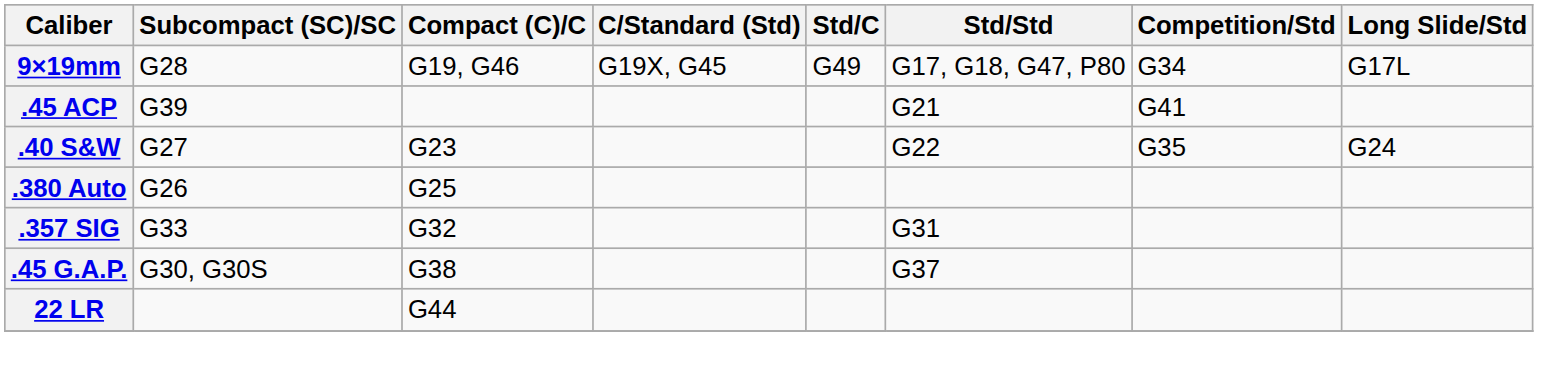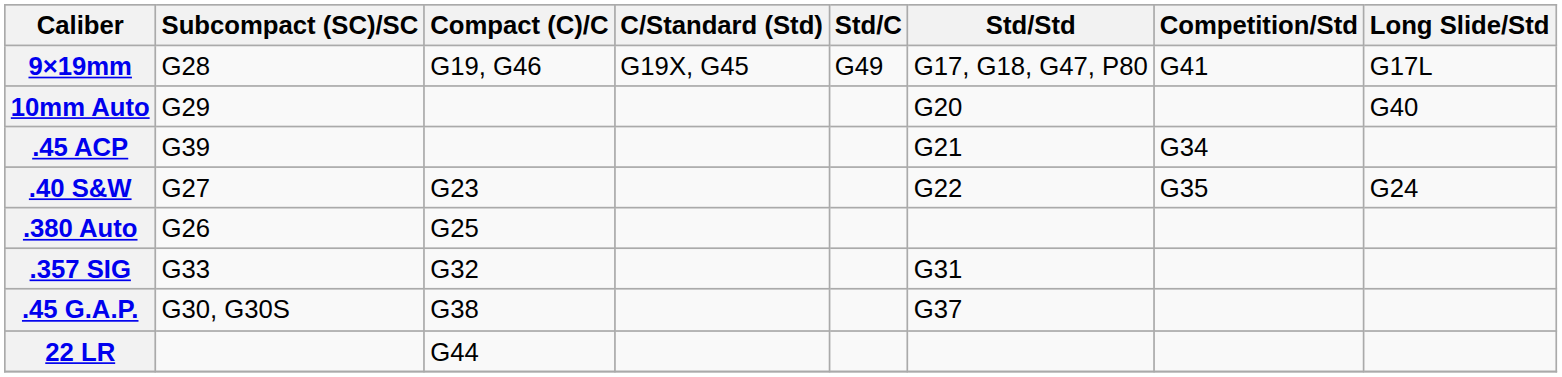(1162, 66) G34 -> (1184, 66) G41
+ row: (80, 107)
(1162, 107) G41 -> (1184, 147) G34
